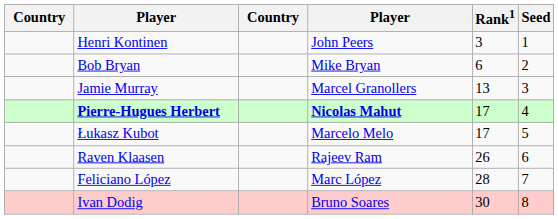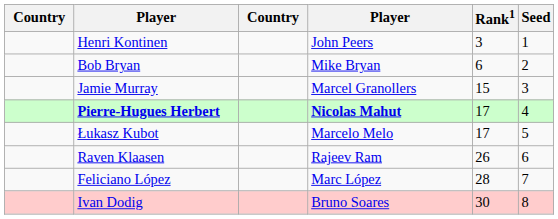(483, 88) 13 -> (483, 88) 15
